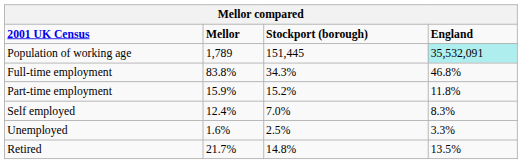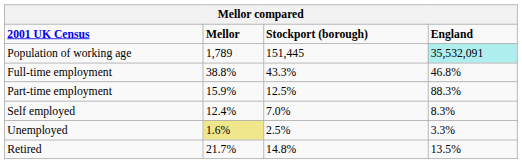(221, 72) 83.8% -> (221, 72) 38.8%
(281, 72) 34.3% -> (281, 72) 43.3%
(281, 91) 15.2% -> (281, 91) 12.5%
(446, 91) 11.8% -> (446, 91) 88.3%
(218, 130) no background -> (218, 130) khaki background
